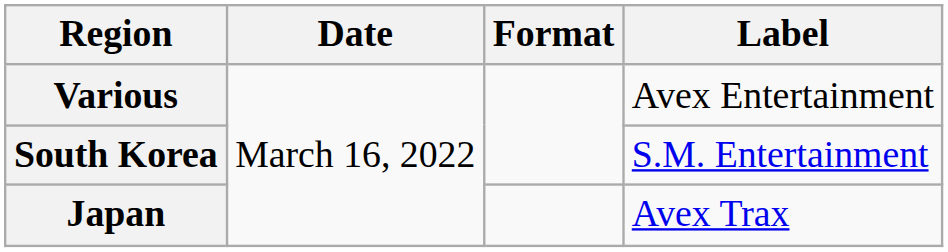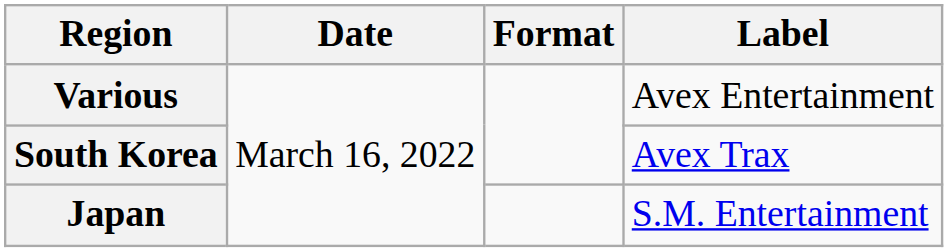(780, 154) S.M. Entertainment -> (711, 154) Avex Trax
(711, 214) Avex Trax -> (780, 214) S.M. Entertainment
